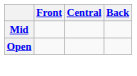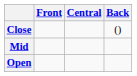+ row: (19, 29)
